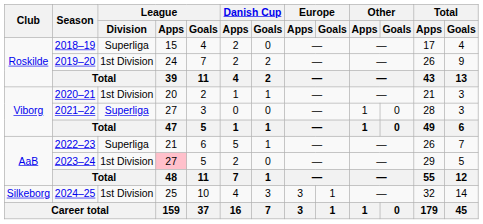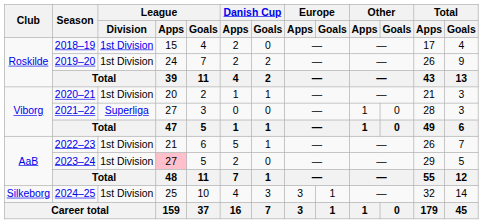(127, 45) Superliga -> (127, 45) 1st Division
(127, 144) Superliga -> (127, 144) 1st Division
